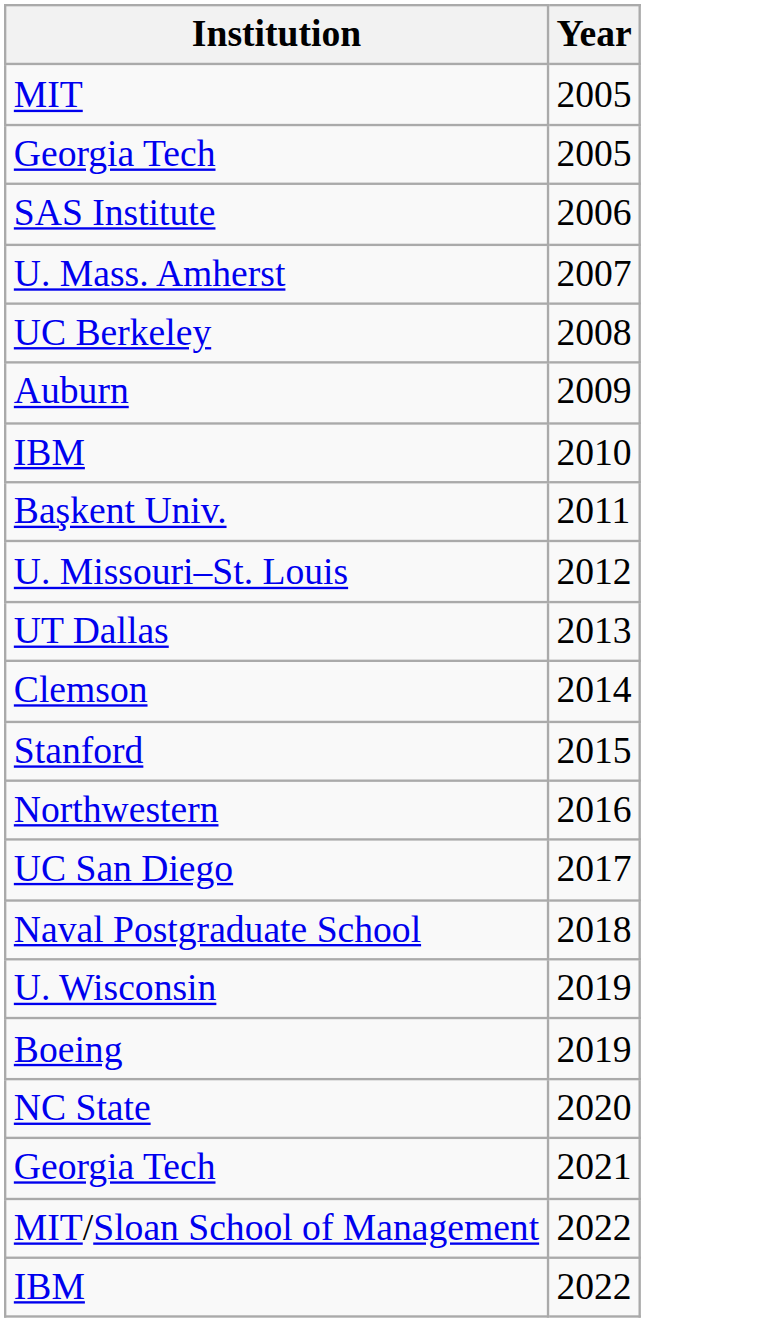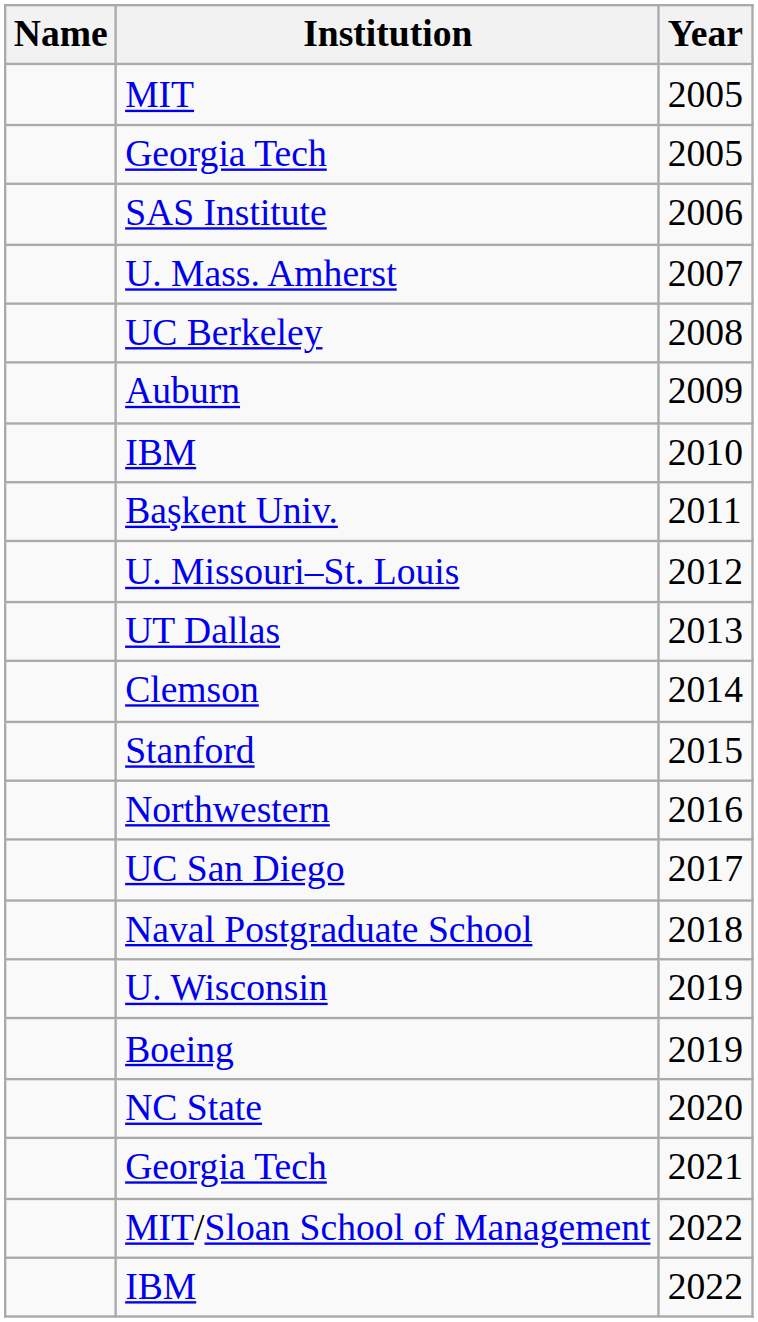+ column: (61, 34)
